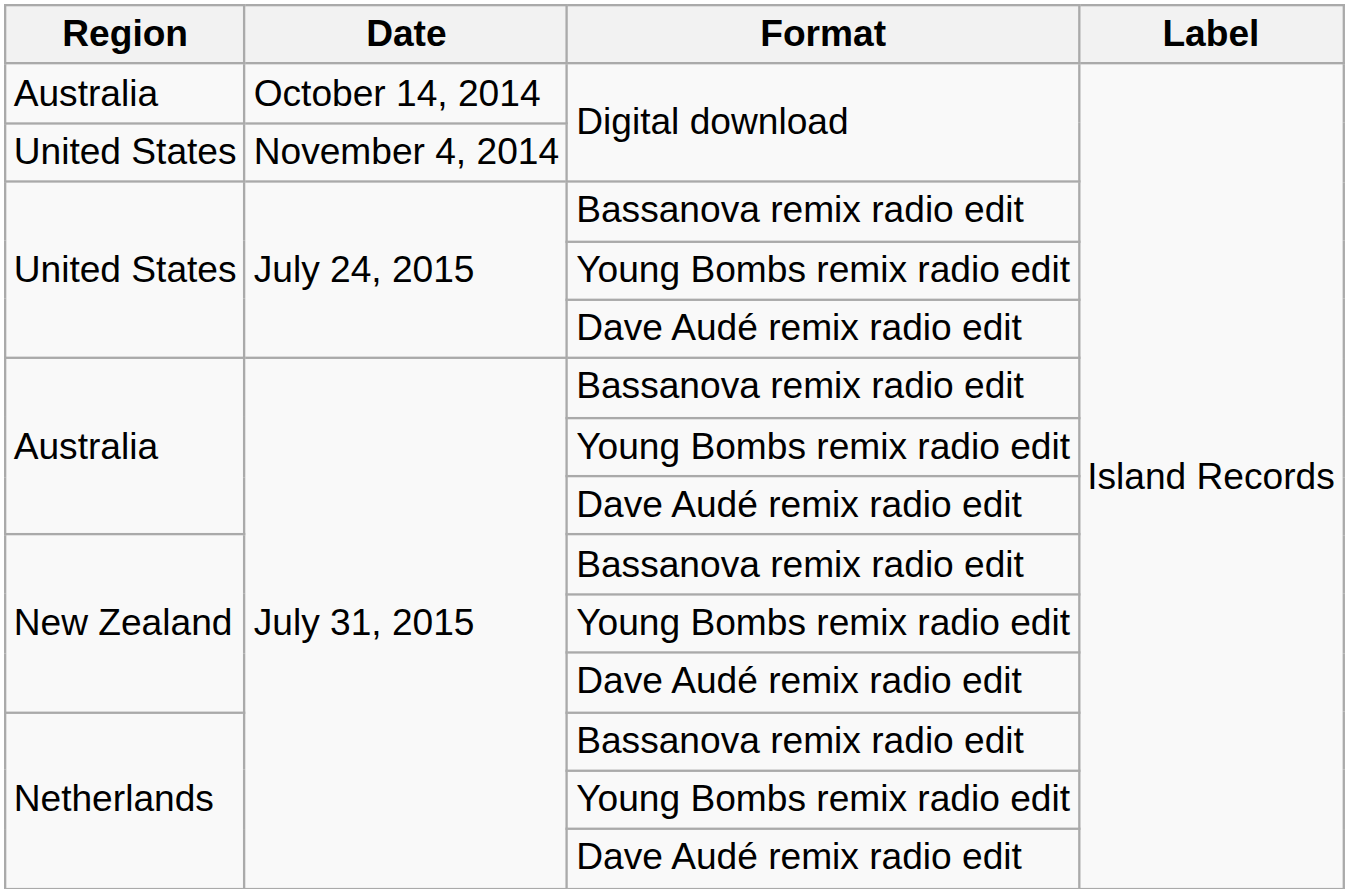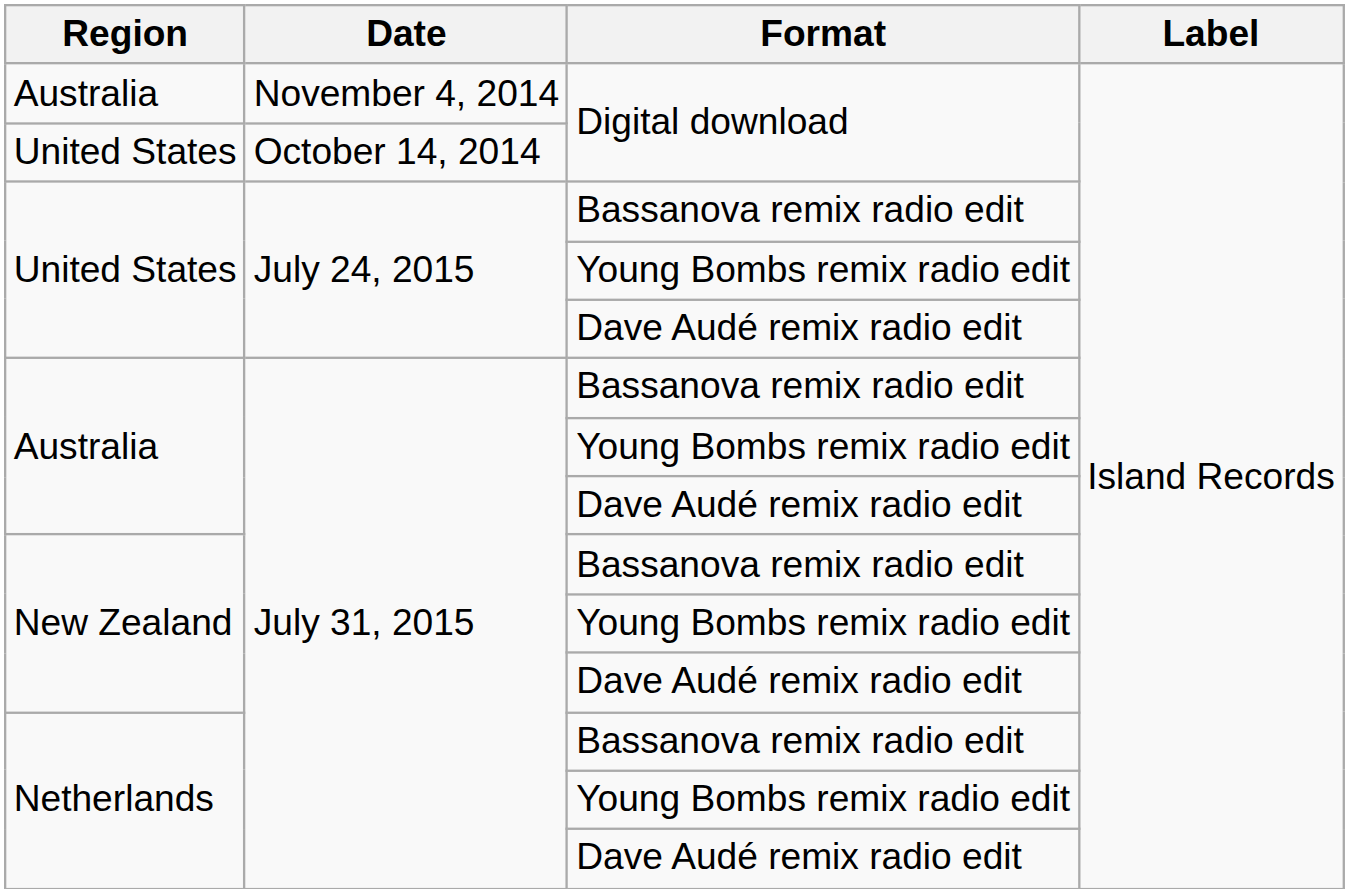(397, 92) October 14, 2014 -> (406, 92) November 4, 2014
(406, 151) November 4, 2014 -> (397, 151) October 14, 2014
